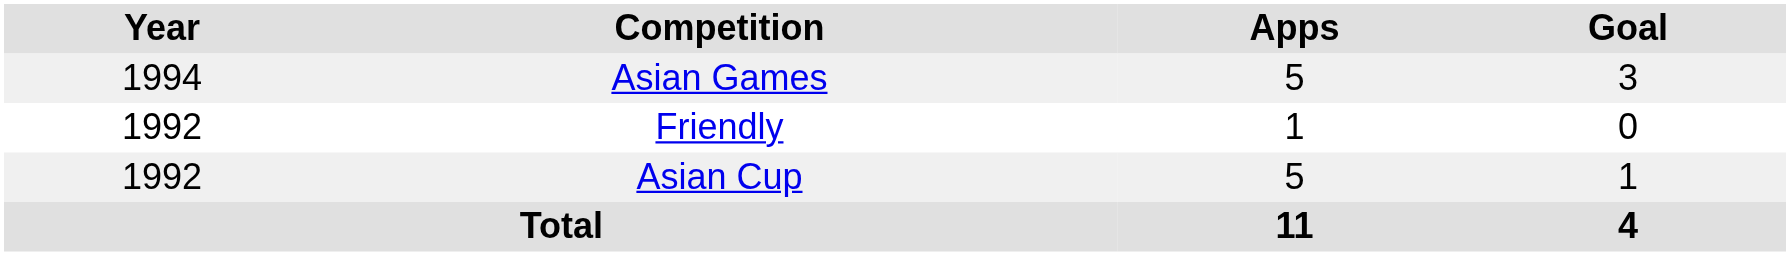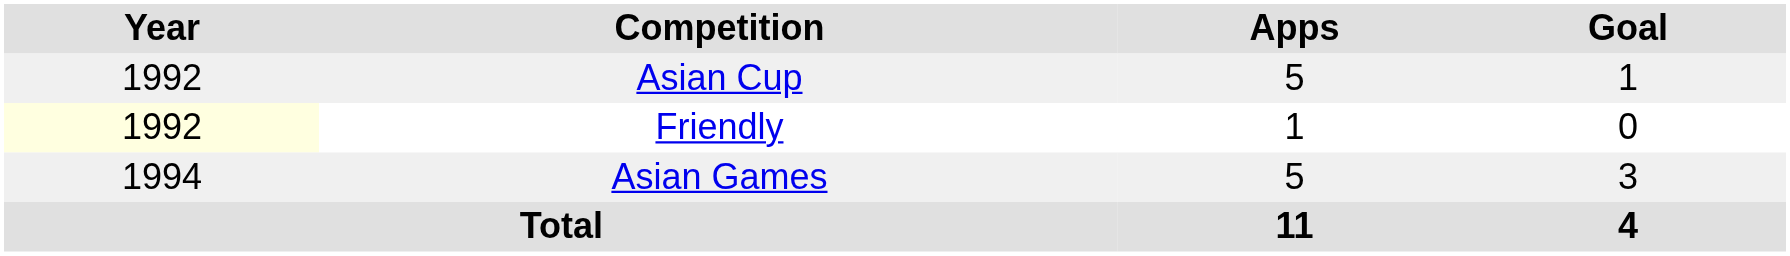rows swapped: (719, 176) <-> (719, 77)
(162, 127) no background -> (162, 127) lightyellow background
